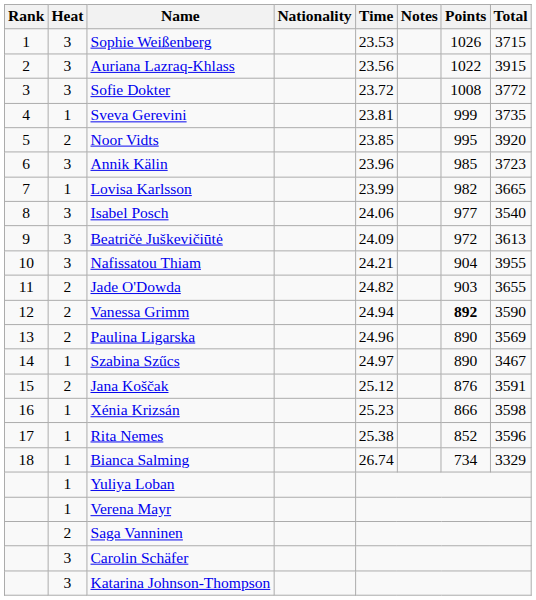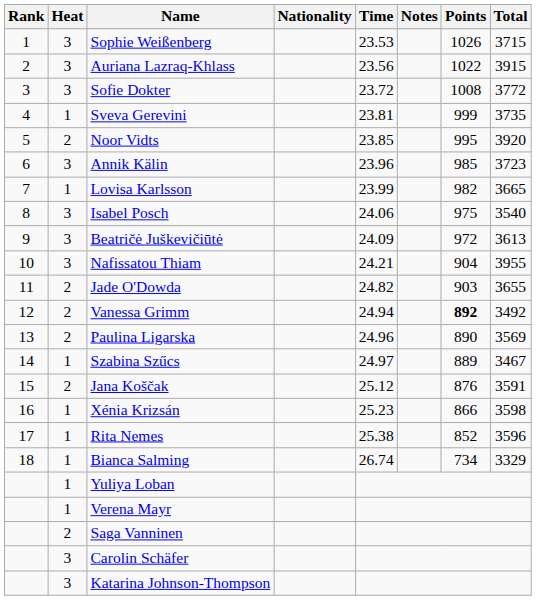(466, 213) 977 -> (466, 213) 975
(511, 312) 3590 -> (511, 312) 3492
(466, 361) 890 -> (466, 361) 889
